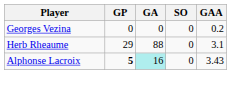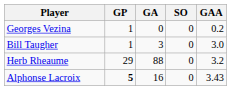(130, 28) 0 -> (130, 28) 1
+ row: (32, 45)
(218, 45) 3.1 -> (218, 61) 3.2
(158, 61) paleturquoise background -> (158, 77) no background
